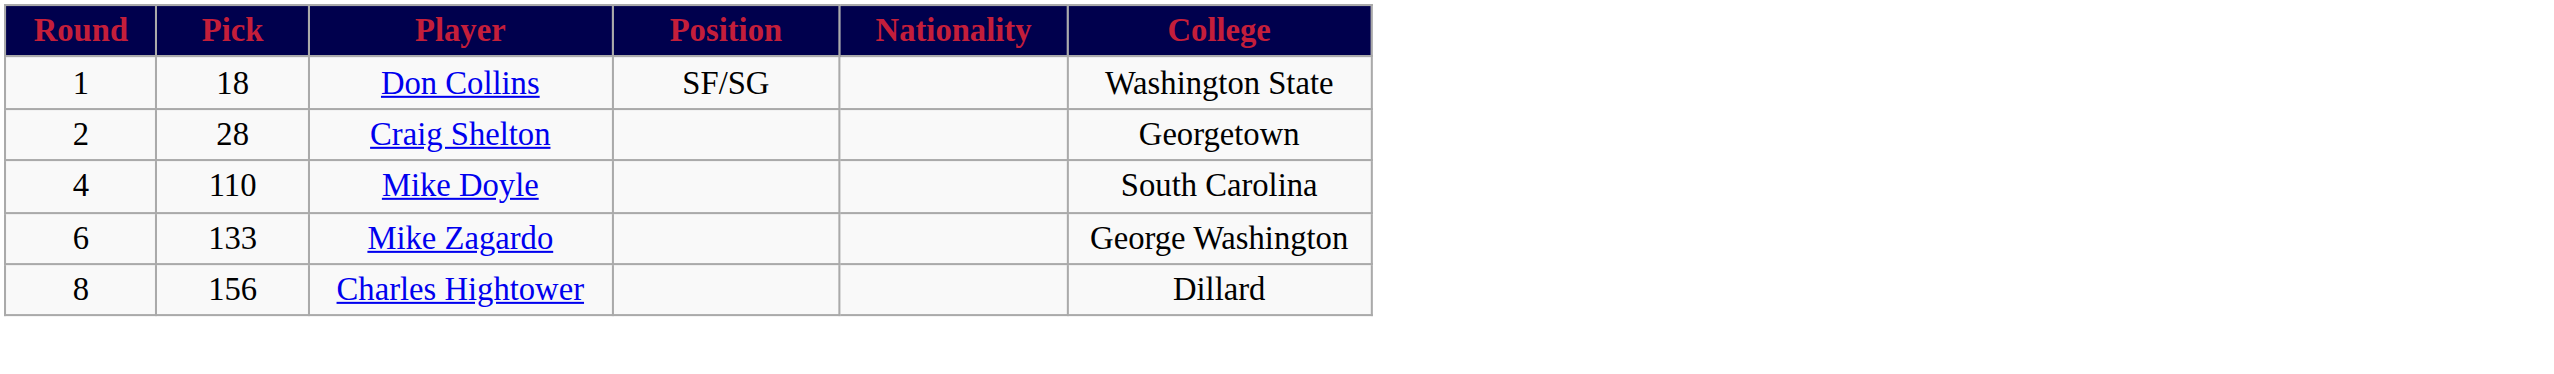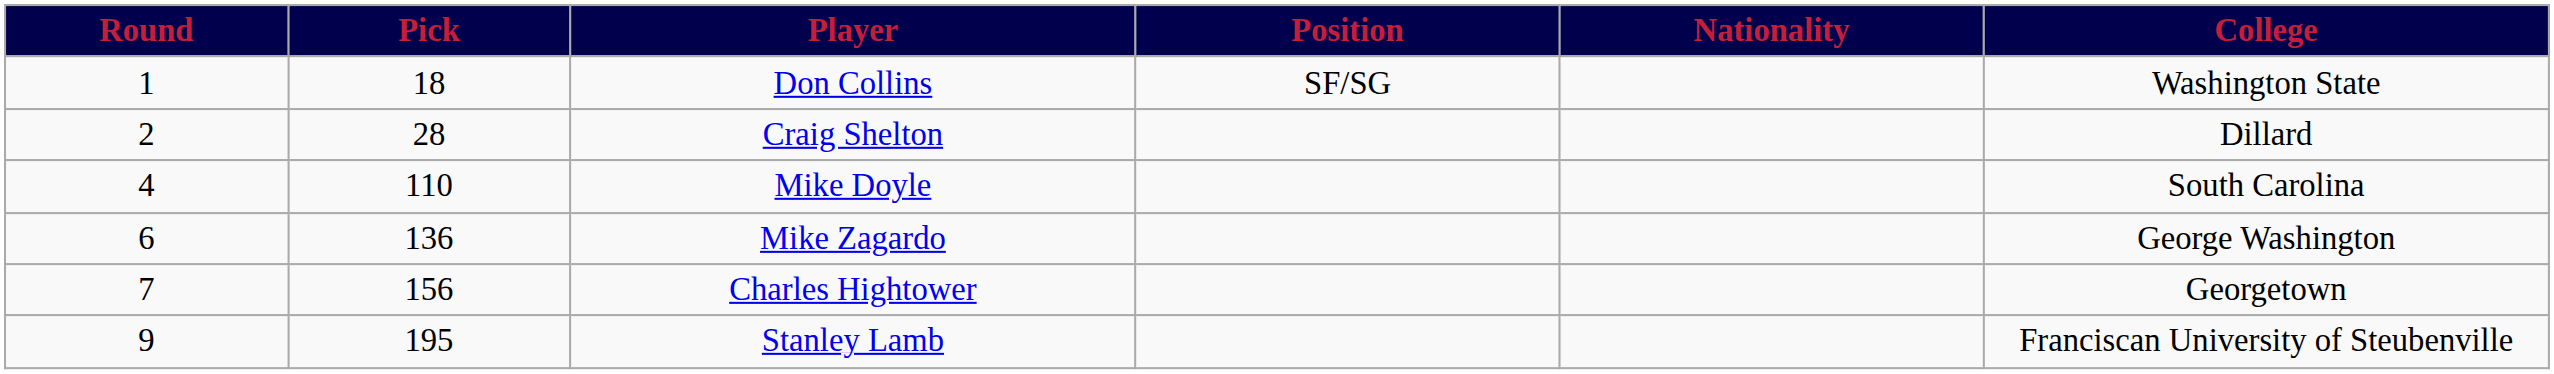(1219, 133) Georgetown -> (2266, 133) Dillard
(233, 237) 133 -> (429, 237) 136
(81, 289) 8 -> (146, 289) 7
(1219, 289) Dillard -> (2266, 289) Georgetown
+ row: (853, 340)
